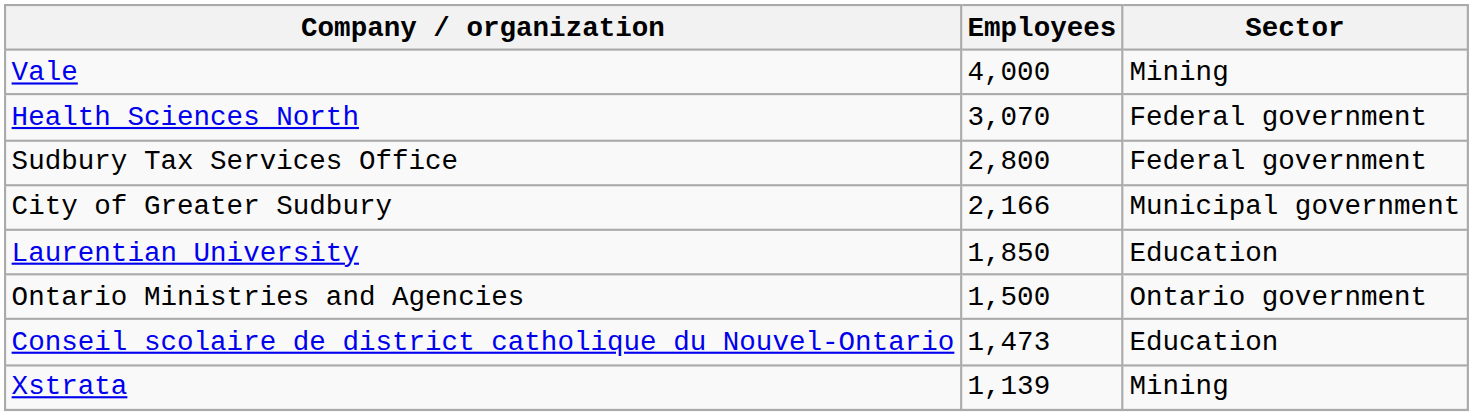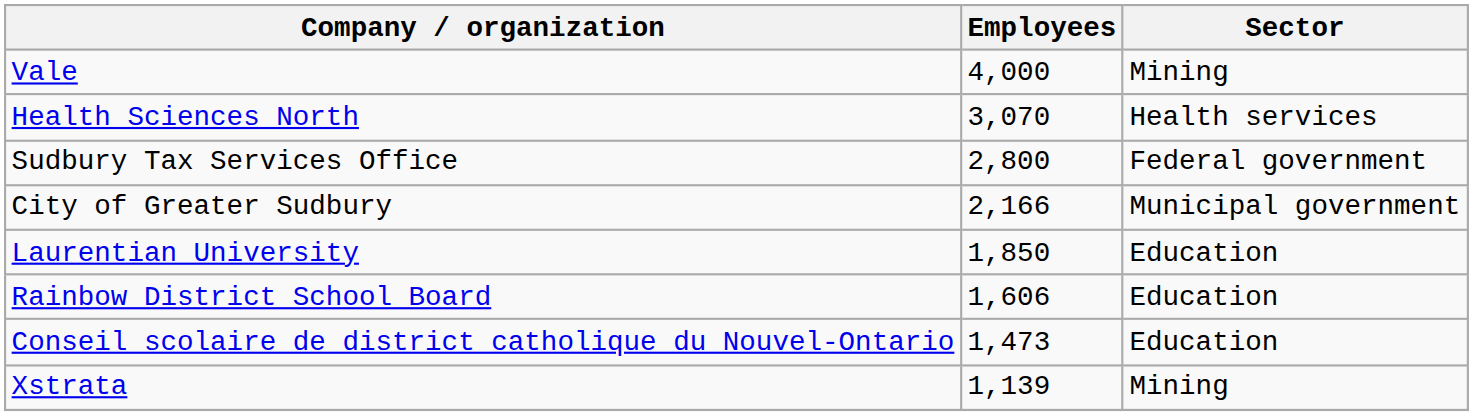(1278, 117) Federal government -> (1254, 117) Health services
+ row: (251, 297)
- row: (268, 297)
